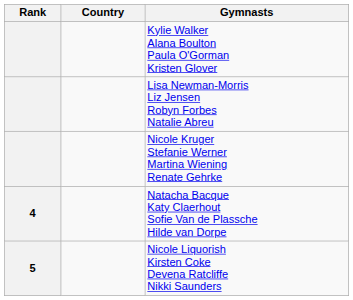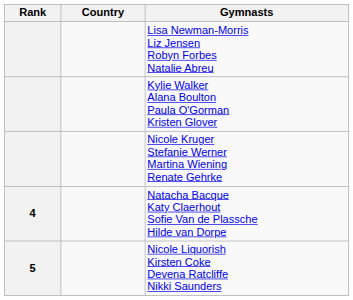rows swapped: (188, 49) <-> (198, 104)
